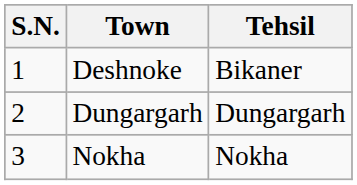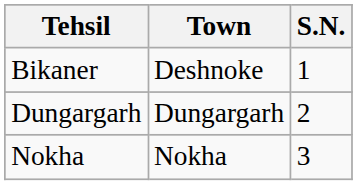columns swapped: (35, 26) <-> (280, 26)
